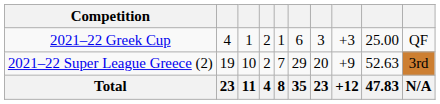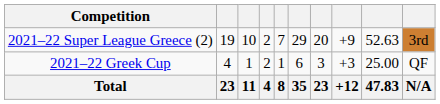rows swapped: (110, 63) <-> (110, 39)
